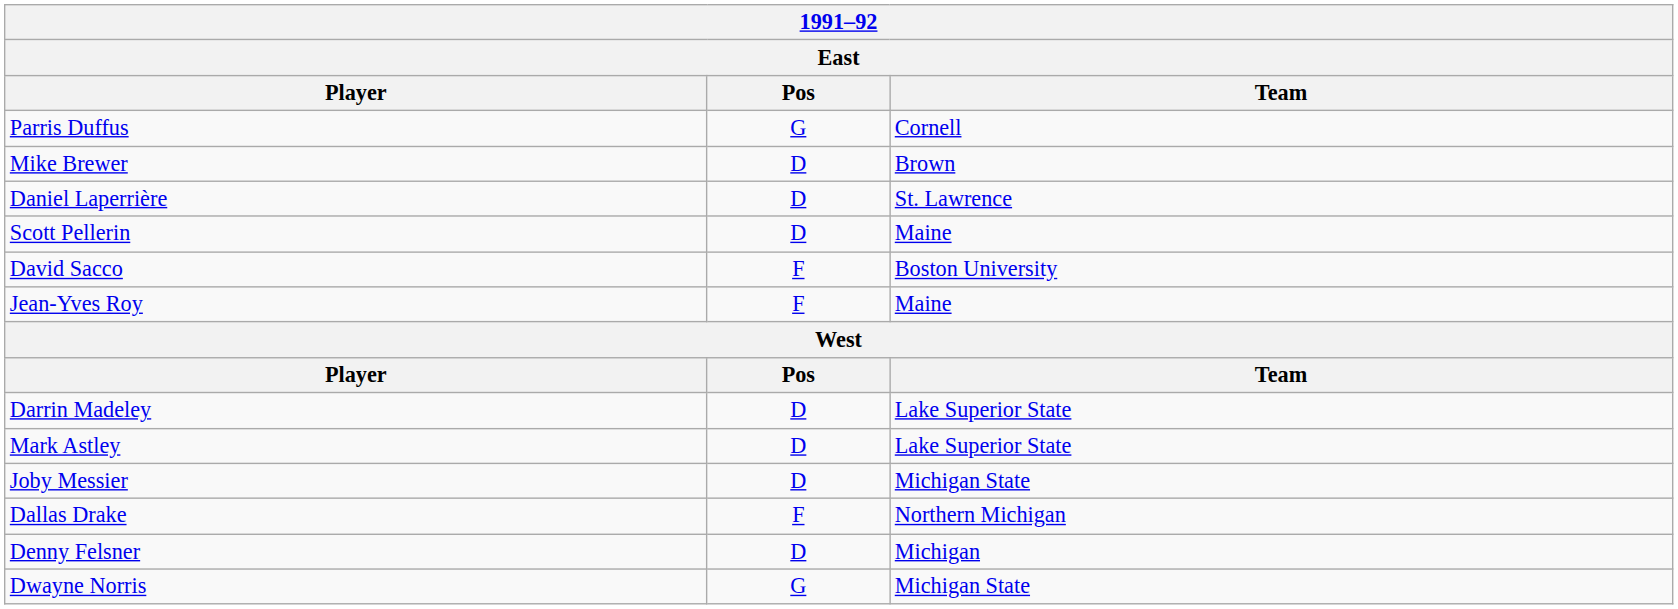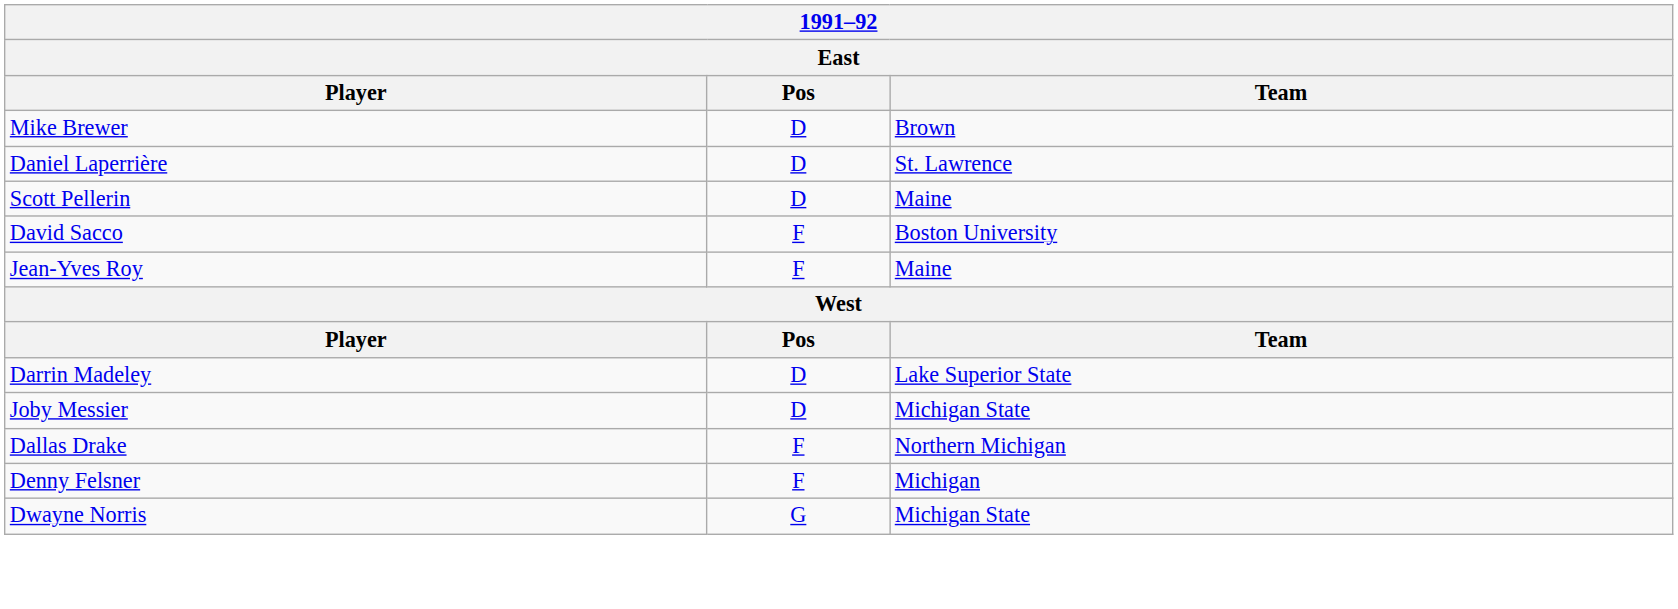- row: (69, 127)
- row: (65, 445)
(798, 551) D -> (798, 480) F
